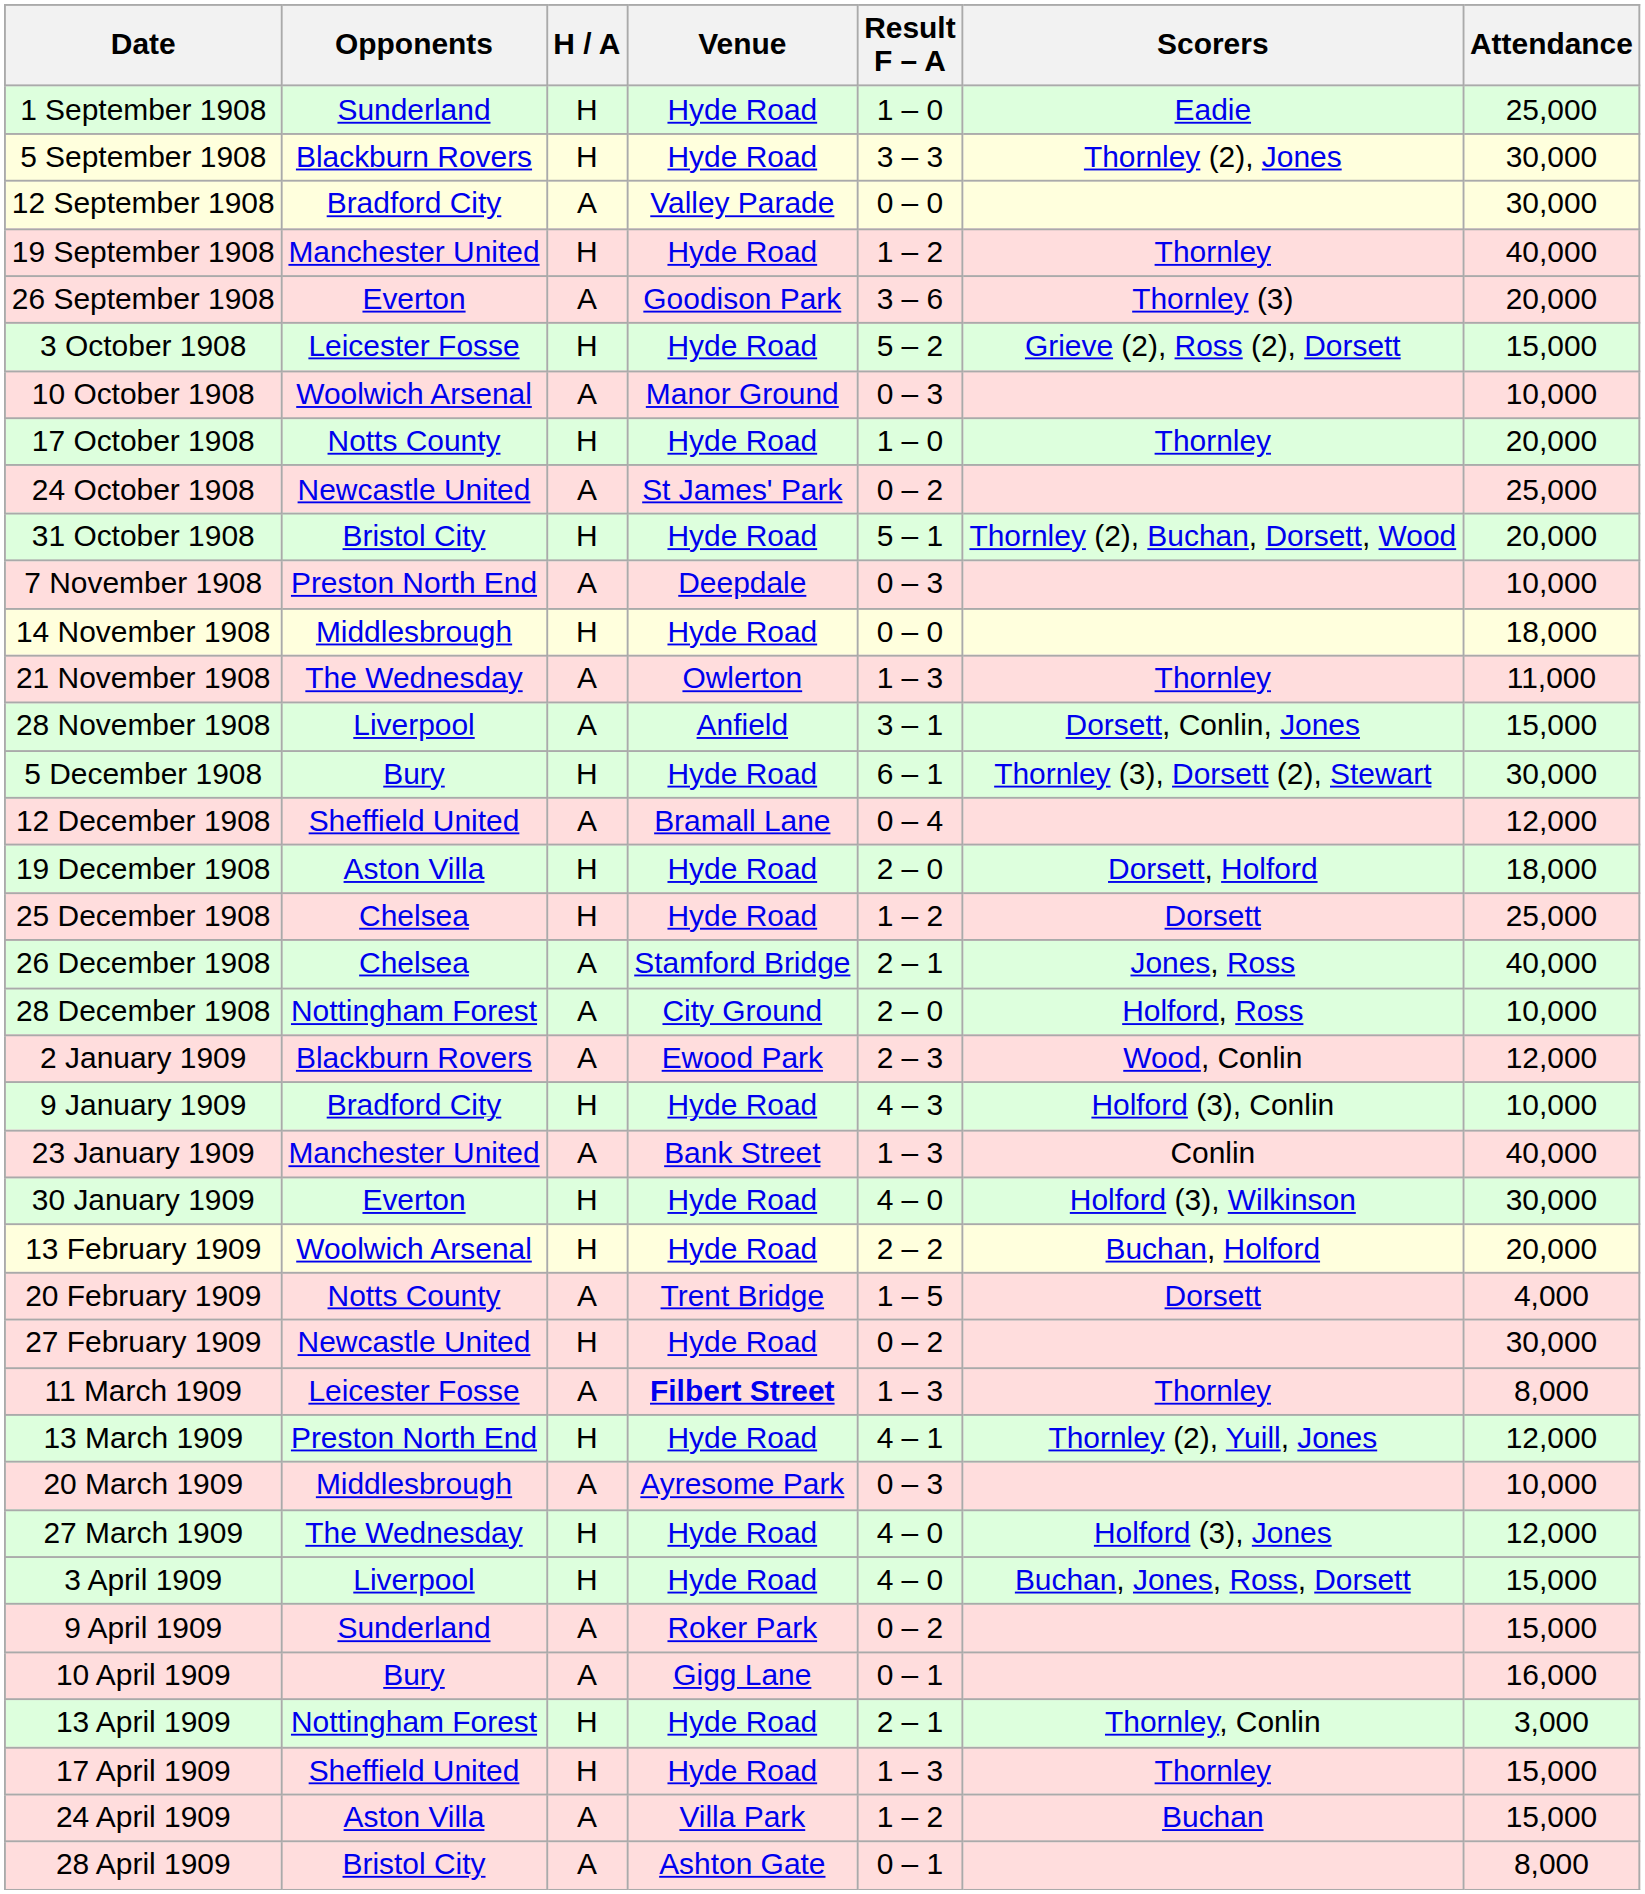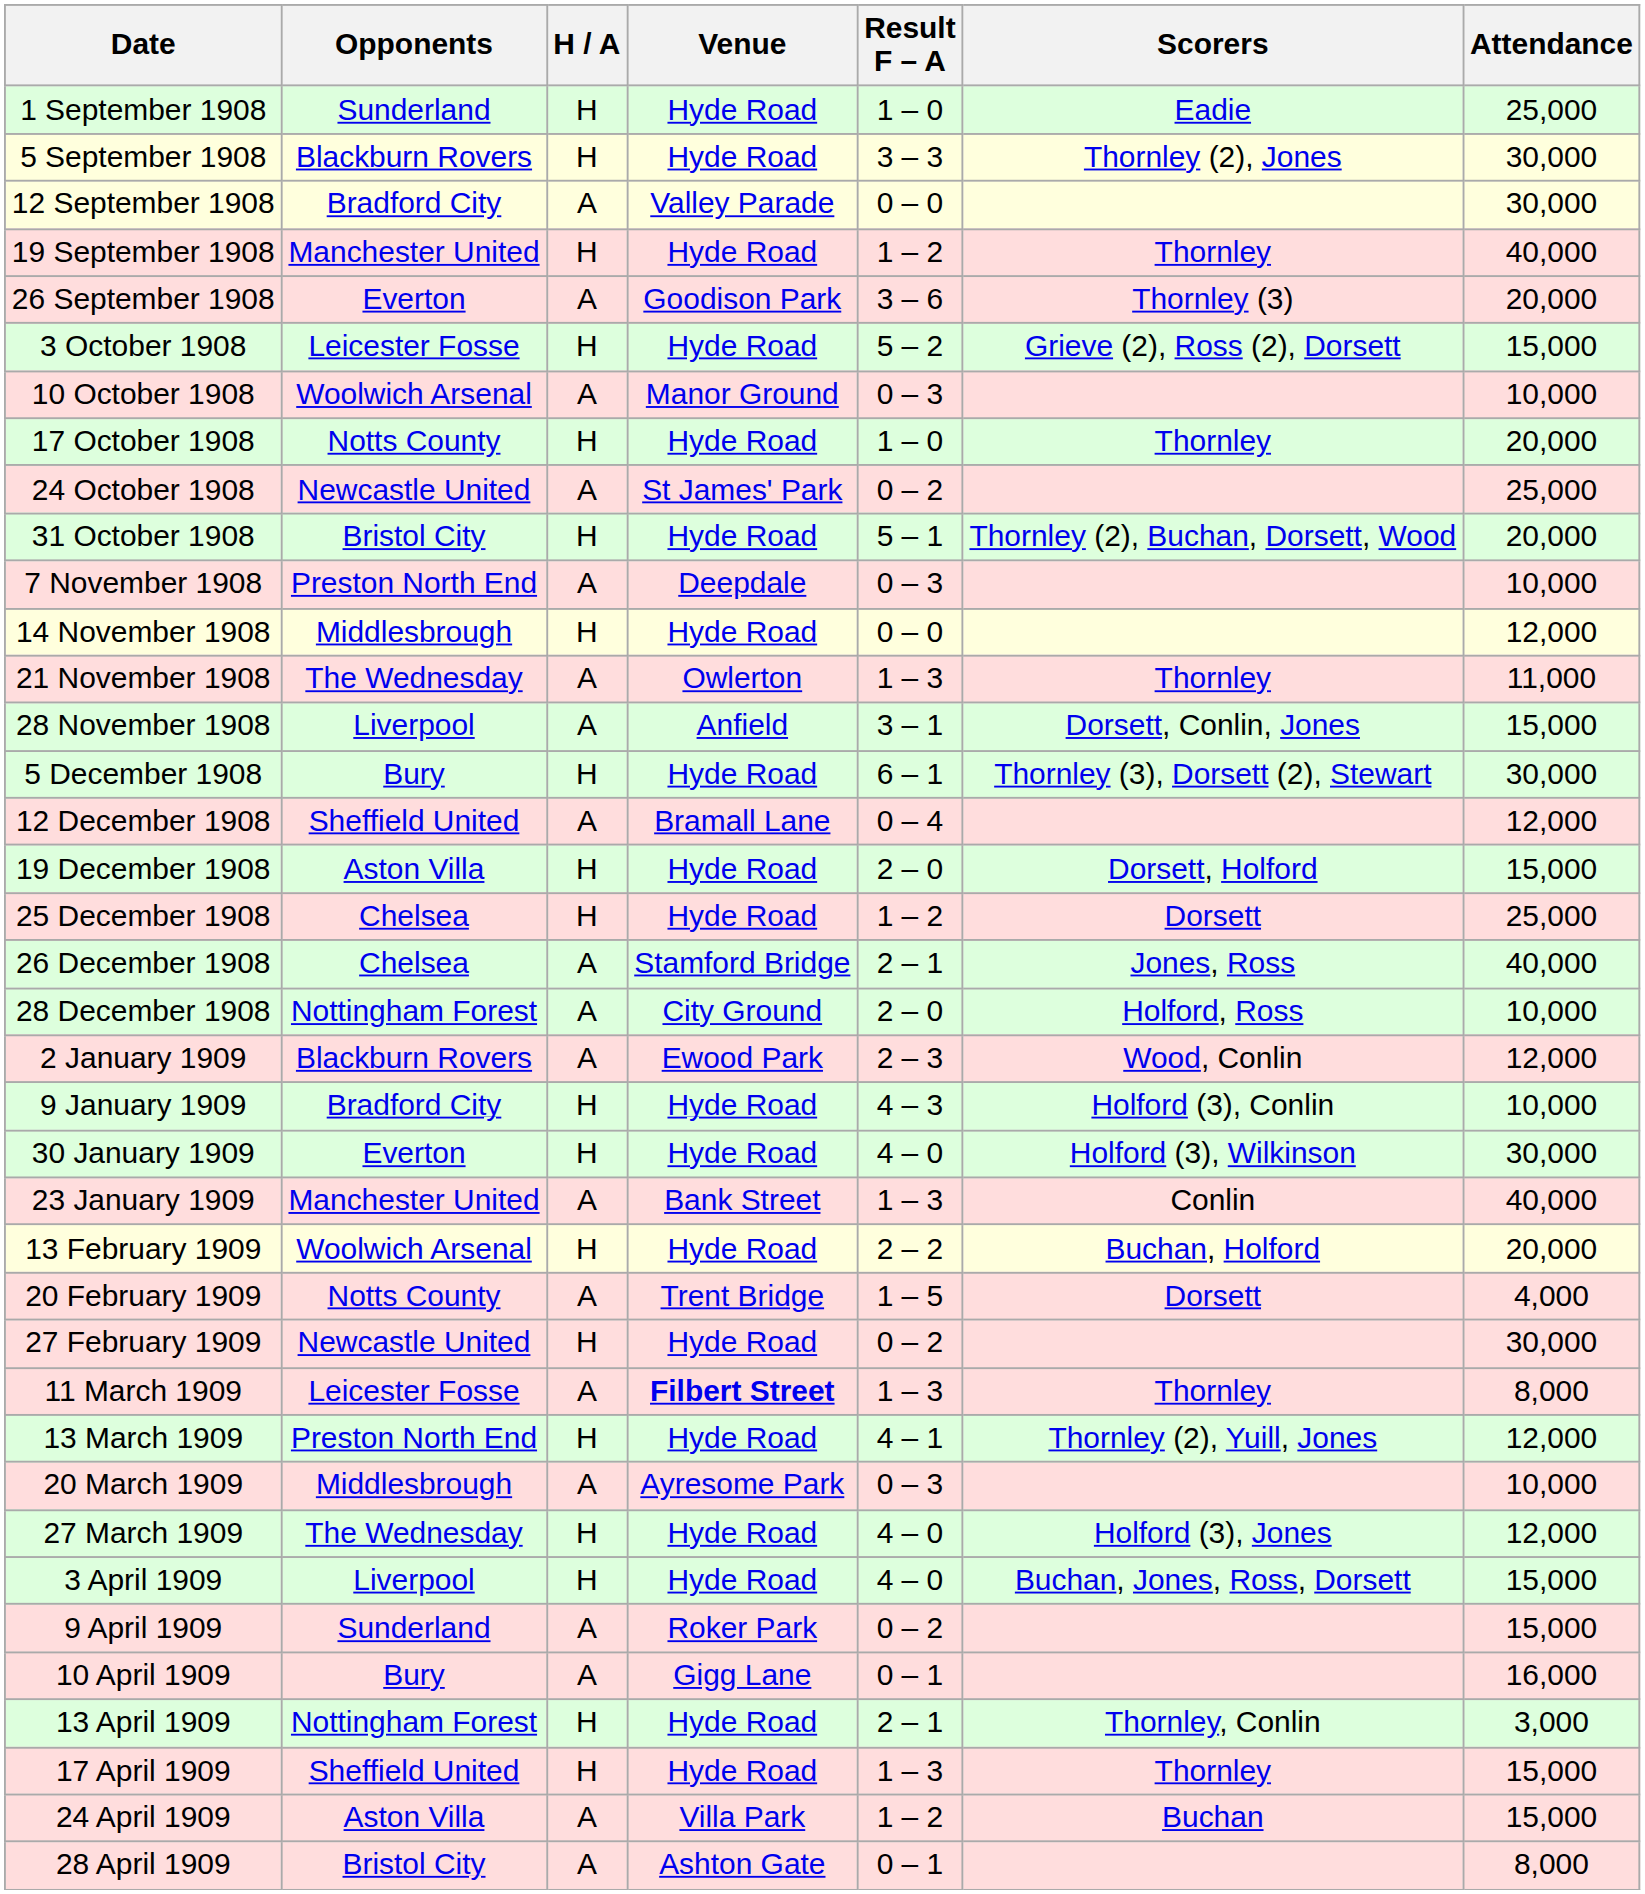(1551, 631) 18,000 -> (1551, 631) 12,000
(1551, 868) 18,000 -> (1551, 868) 15,000
rows swapped: (143, 1153) <-> (143, 1200)
